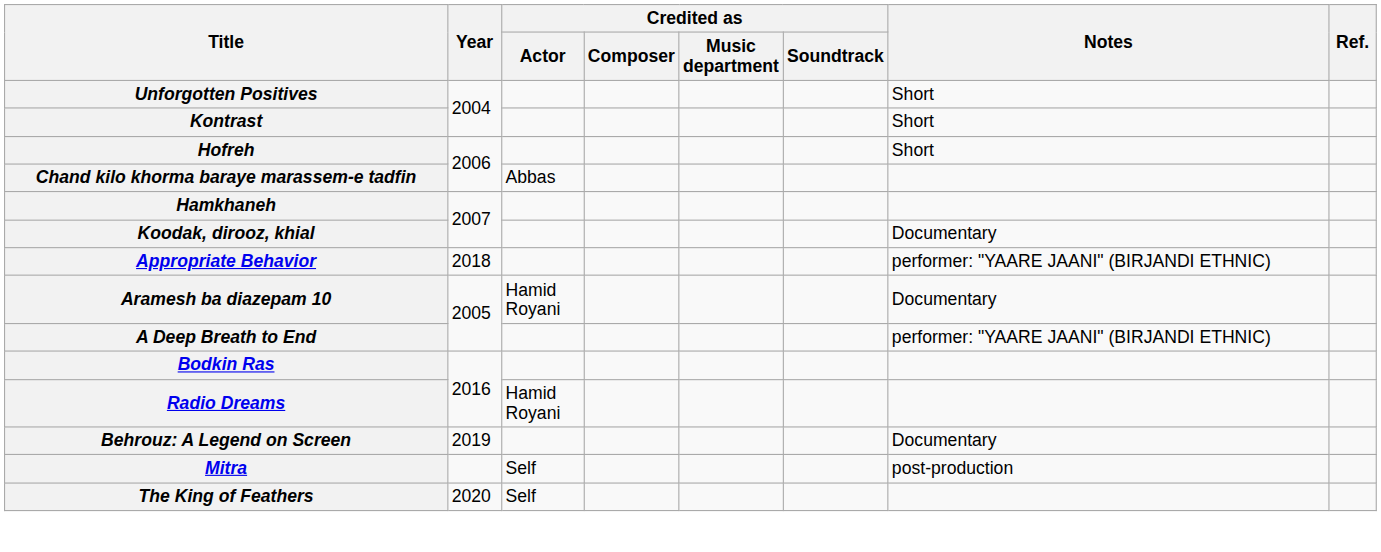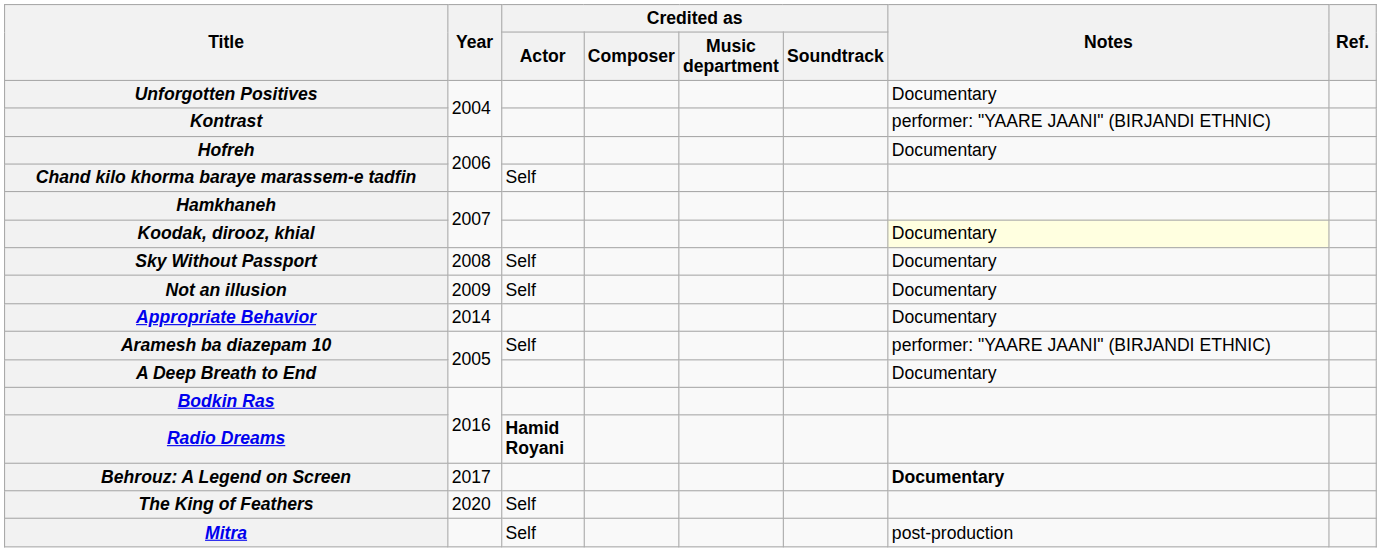(913, 94) Short -> (944, 94) Documentary
(913, 121) Short -> (1081, 121) performer: "YAARE JAANI" (BIRJANDI ETHNIC)
(913, 149) Short -> (944, 149) Documentary
(531, 177) Abbas -> (521, 177) Self
(944, 233) no background -> (944, 233) lightyellow background
+ row: (226, 261)
+ row: (226, 289)
(471, 261) 2018 -> (471, 317) 2014
(1081, 261) performer: "YAARE JAANI" (BIRJANDI ETHNIC) -> (944, 317) Documentary
(533, 299) Hamid Royani -> (521, 345) Self
(944, 299) Documentary -> (1081, 345) performer: "YAARE JAANI" (BIRJANDI ETHNIC)
(1081, 337) performer: "YAARE JAANI" (BIRJANDI ETHNIC) -> (944, 373) Documentary
(533, 402) normal -> (535, 438) bold
(471, 440) 2019 -> (471, 476) 2017
(944, 440) normal -> (948, 476) bold
rows swapped: (226, 496) <-> (226, 468)
